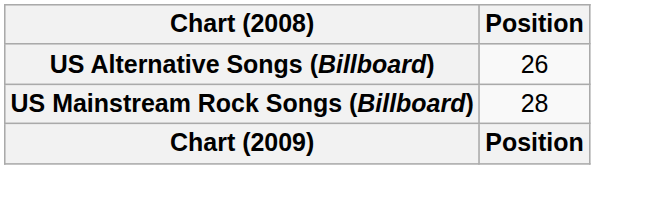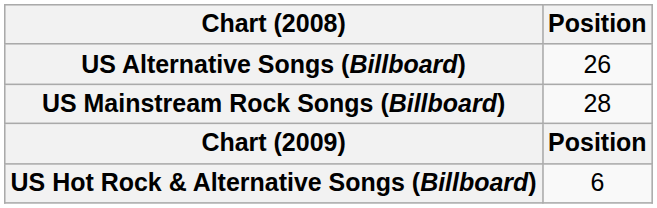+ row: (274, 182)
